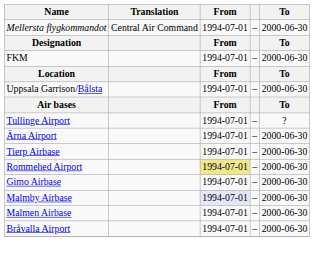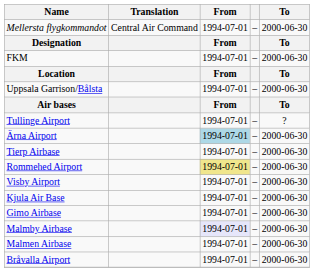(225, 136) no background -> (225, 136) lightblue background
+ row: (33, 182)
+ row: (36, 197)
